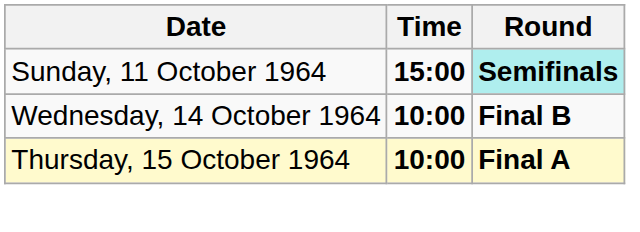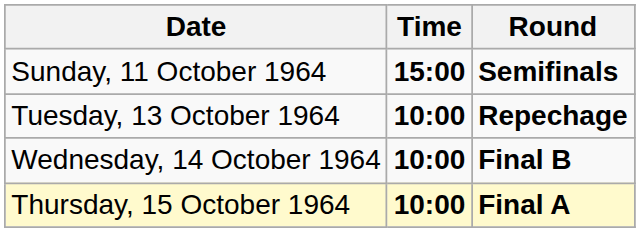(548, 71) paleturquoise background -> (548, 71) no background
+ row: (176, 115)
